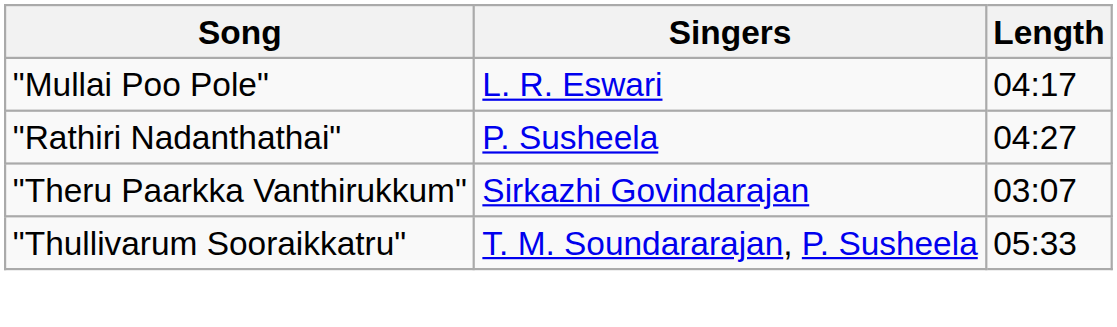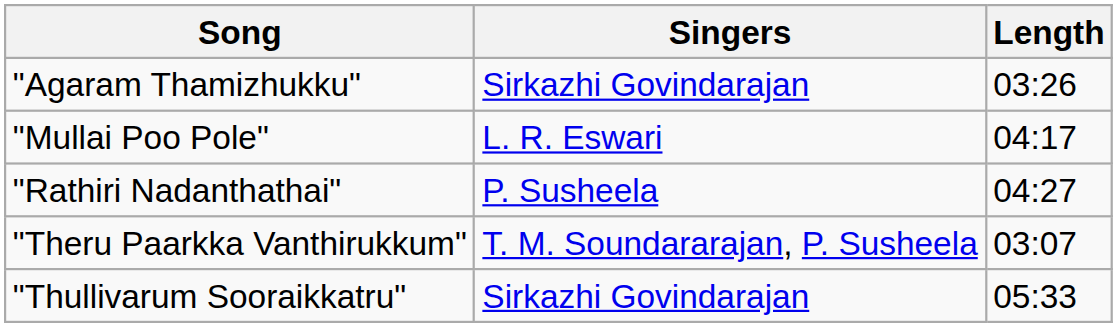+ row: (187, 85)
(646, 191) Sirkazhi Govindarajan -> (730, 244) T. M. Soundararajan, P. Susheela
(730, 244) T. M. Soundararajan, P. Susheela -> (646, 296) Sirkazhi Govindarajan
